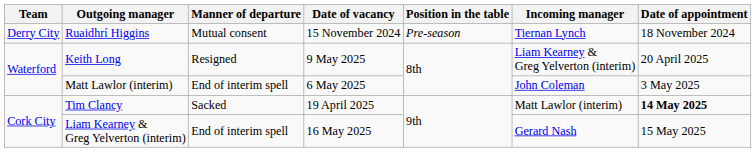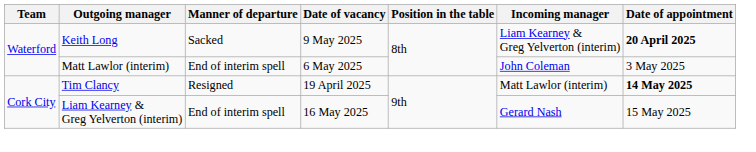- row: (107, 33)
(214, 59) Resigned -> (206, 40) Sacked
(675, 59) normal -> (661, 40) bold
(209, 104) Sacked -> (211, 85) Resigned
